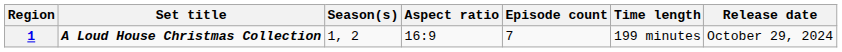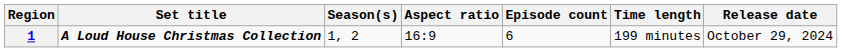(509, 37) 7 -> (509, 37) 6
